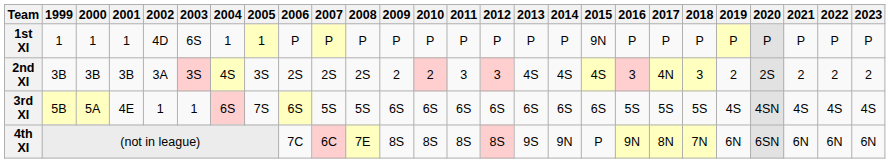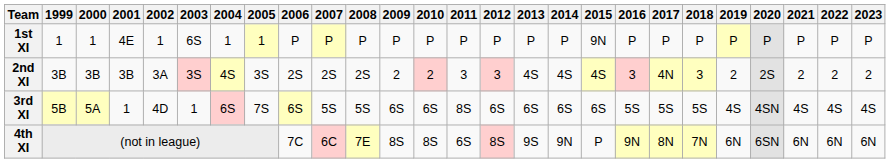(127, 41) 1 -> (127, 41) 4E
(160, 41) 4D -> (160, 41) 1
(127, 108) 4E -> (127, 108) 1
(160, 108) 1 -> (160, 108) 4D
(464, 108) 6S -> (464, 108) 8S
(464, 141) 8S -> (464, 141) 6S
